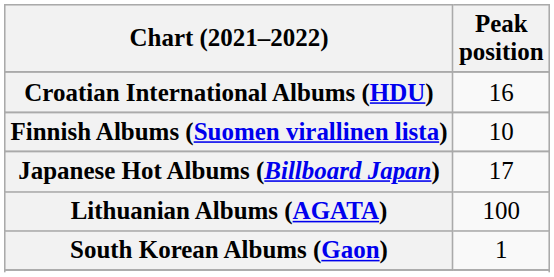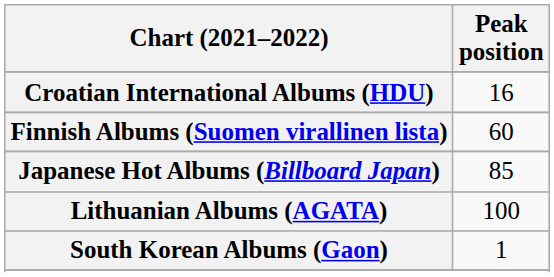(501, 131) 10 -> (501, 131) 60
(501, 171) 17 -> (501, 171) 85
